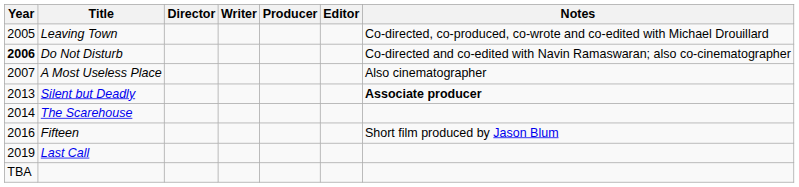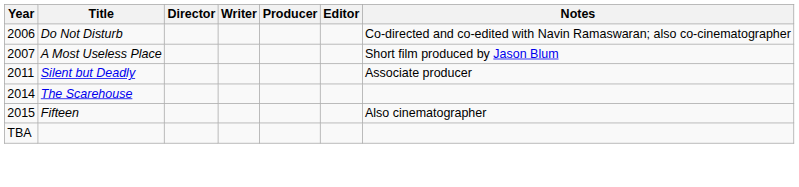- row: (79, 34)
(21, 53) bold -> (21, 34) normal
(426, 73) Also cinematographer -> (462, 53) Short film produced by Jason Blum
(21, 93) 2013 -> (21, 73) 2011
(423, 93) bold -> (418, 73) normal
(21, 133) 2016 -> (21, 113) 2015
(462, 133) Short film produced by Jason Blum -> (426, 113) Also cinematographer
- row: (65, 152)
